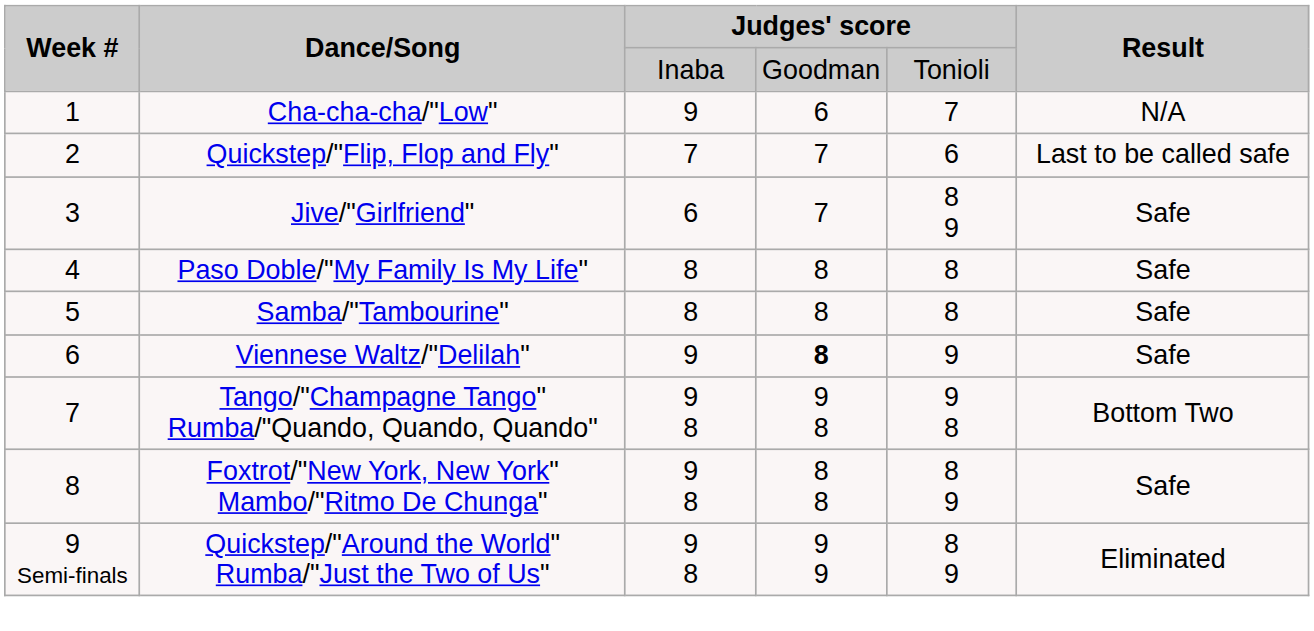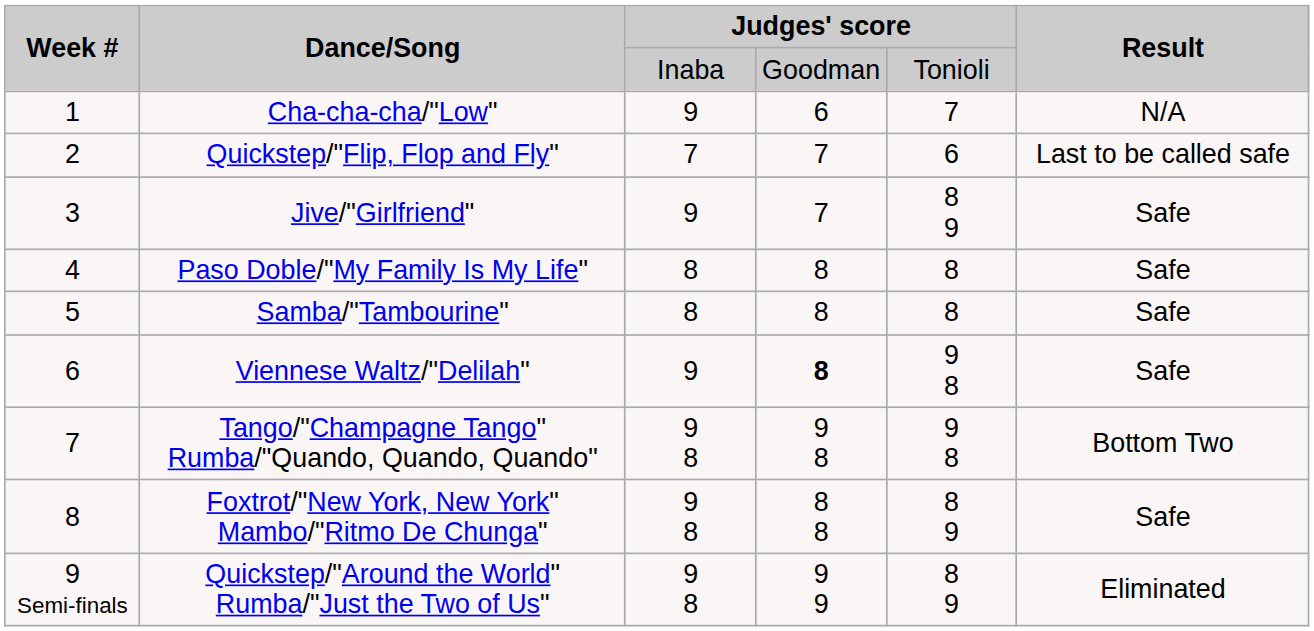(691, 212) 6 -> (691, 212) 9
(952, 355) 9 -> (952, 370) 9 8
